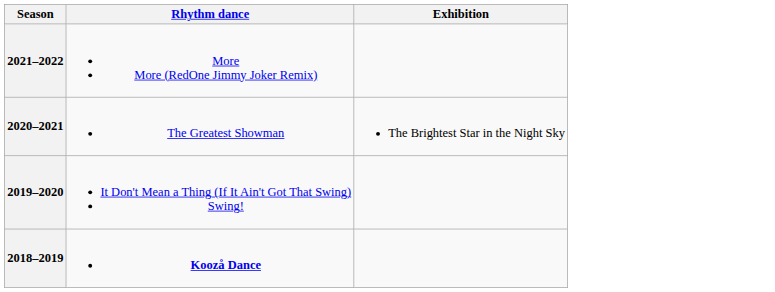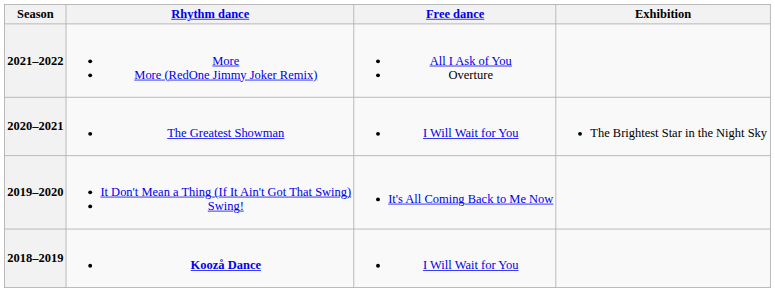+ column: (455, 14)
